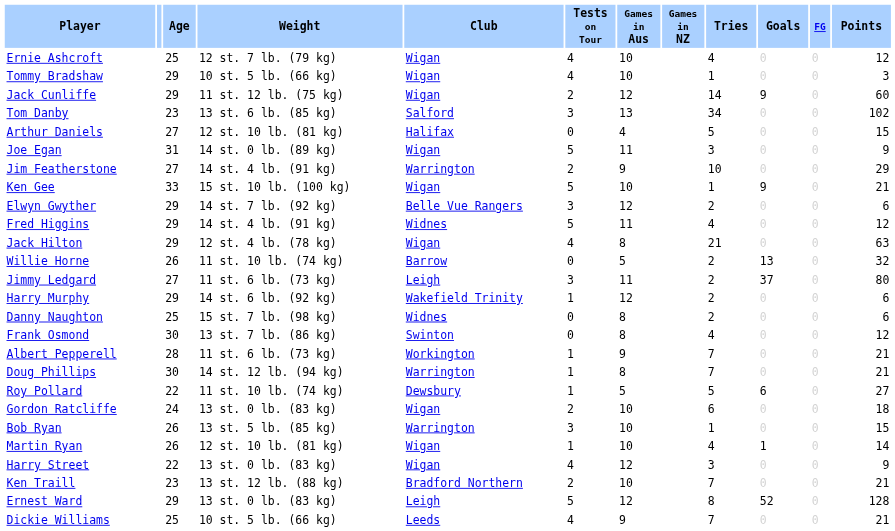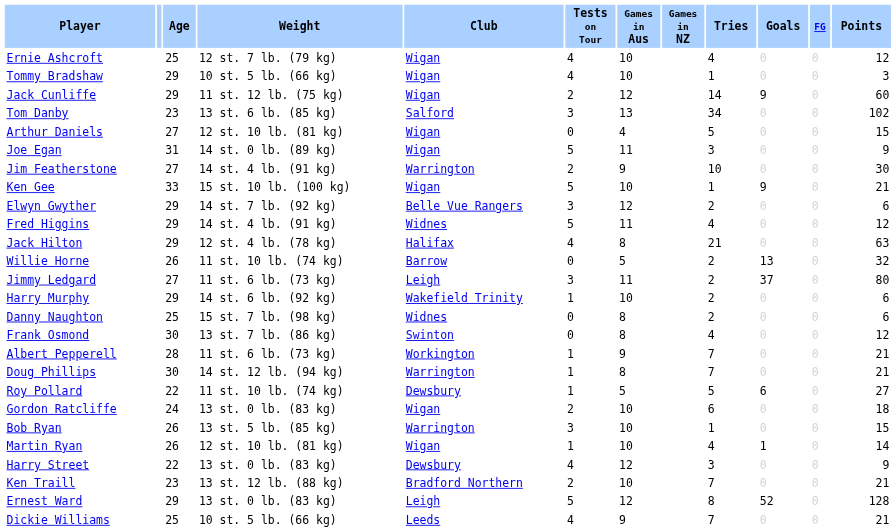(430, 132) Halifax -> (423, 132) Wigan
(882, 169) 29 -> (882, 169) 30
(423, 243) Wigan -> (430, 243) Halifax
(626, 298) 12 -> (626, 298) 10
(423, 465) Wigan -> (433, 465) Dewsbury
